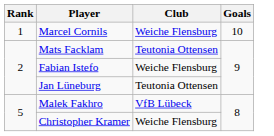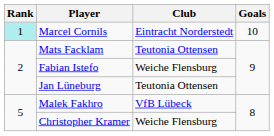(20, 31) no background -> (20, 31) paleturquoise background
(176, 31) Weiche Flensburg -> (184, 31) Eintracht Norderstedt
